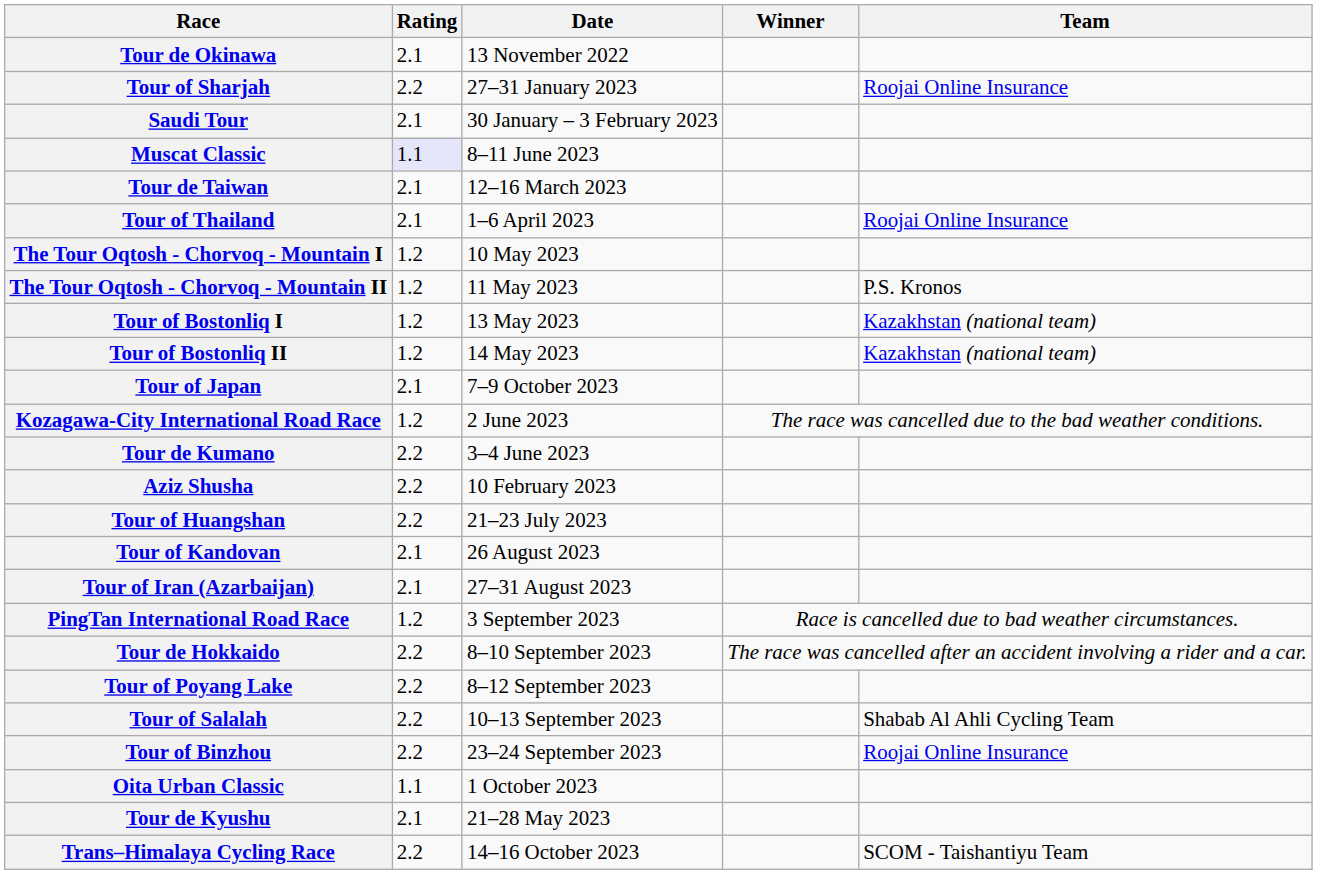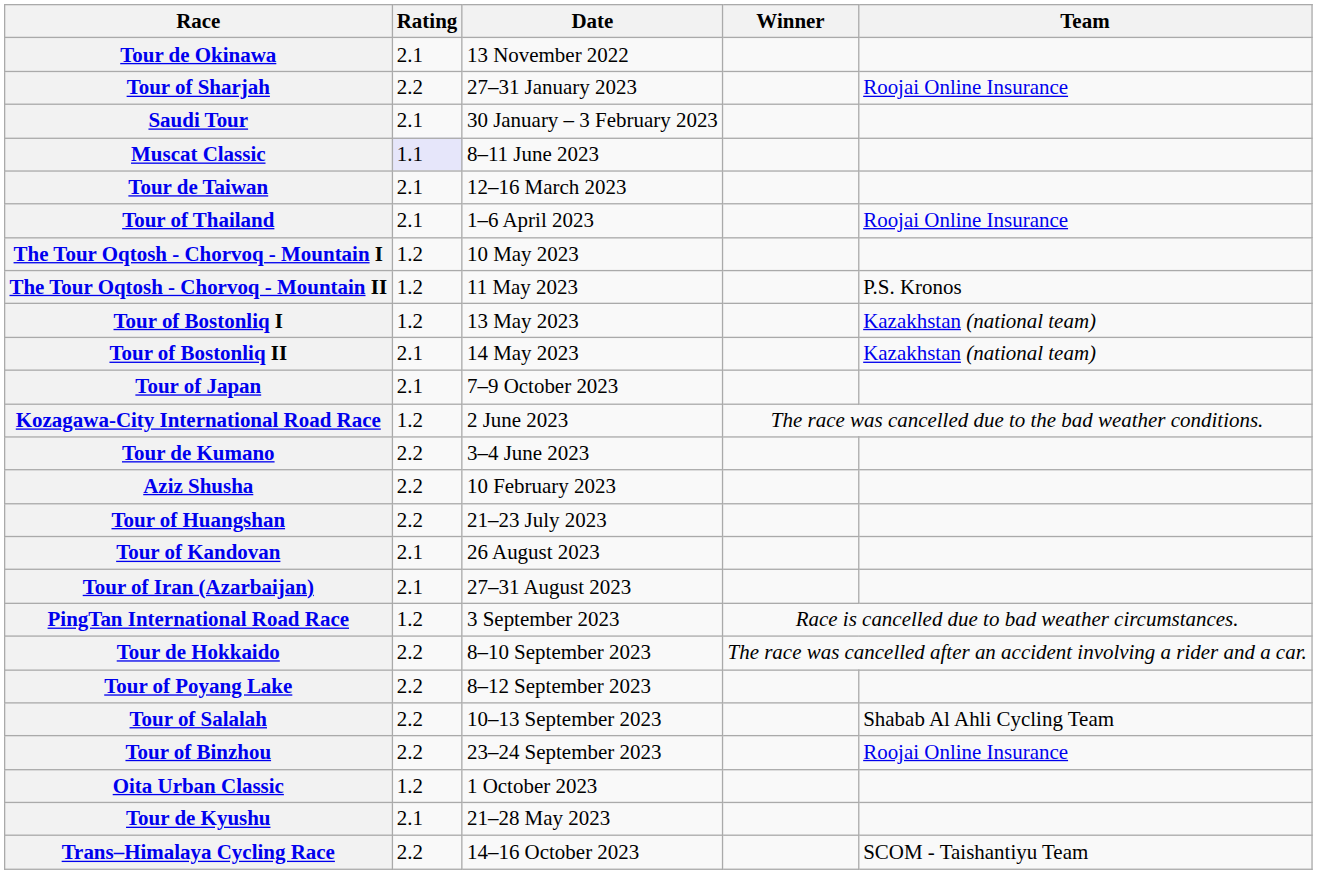(410, 353) 1.2 -> (410, 353) 2.1
(410, 785) 1.1 -> (410, 785) 1.2
